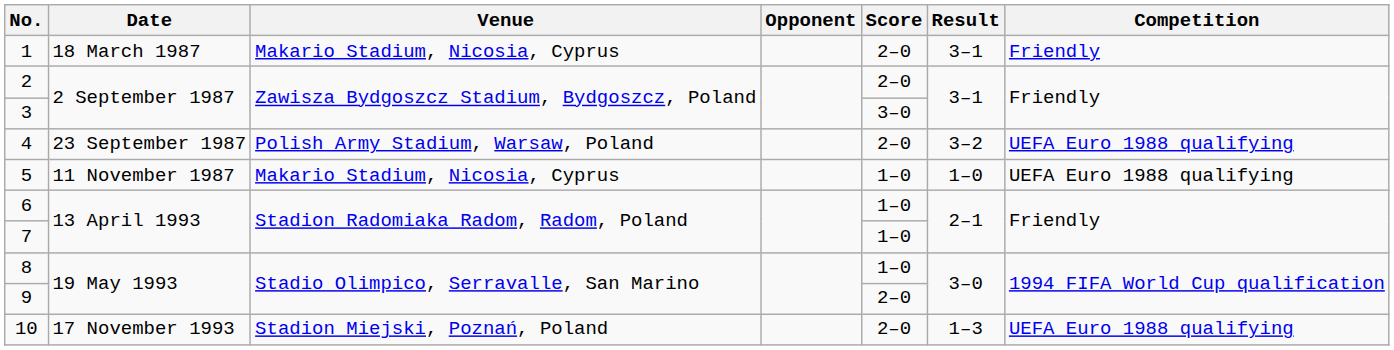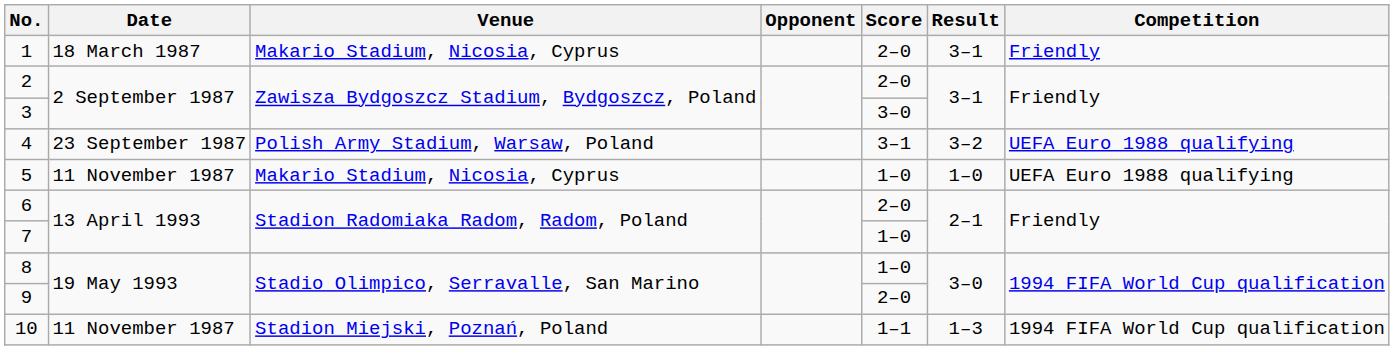(894, 144) 2–0 -> (894, 144) 3–1
(894, 206) 1–0 -> (894, 206) 2–0
(144, 330) 17 November 1993 -> (144, 330) 11 November 1987
(894, 330) 2–0 -> (894, 330) 1–1
(1151, 330) UEFA Euro 1988 qualifying -> (1197, 330) 1994 FIFA World Cup qualification
